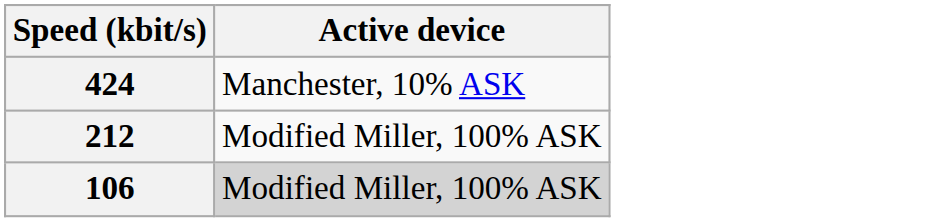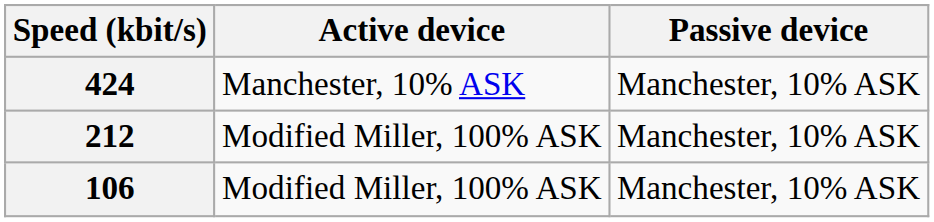+ column: (768, 30)
(412, 188) lightgrey background -> (412, 188) no background
